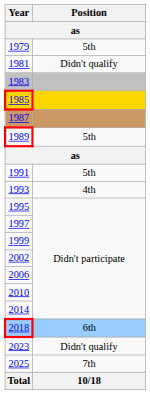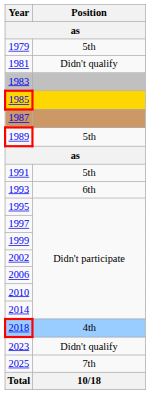(89, 190) 4th -> (89, 190) 6th
(89, 328) 6th -> (89, 328) 4th
